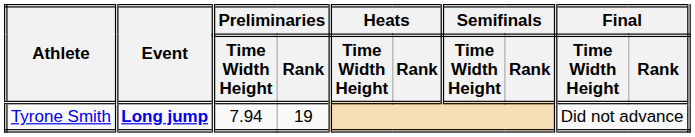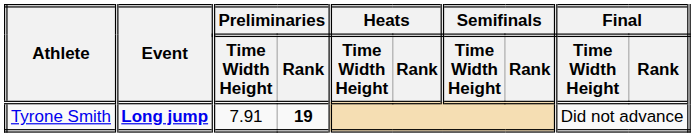(246, 117) 7.94 -> (246, 117) 7.91
(303, 117) normal -> (303, 117) bold
